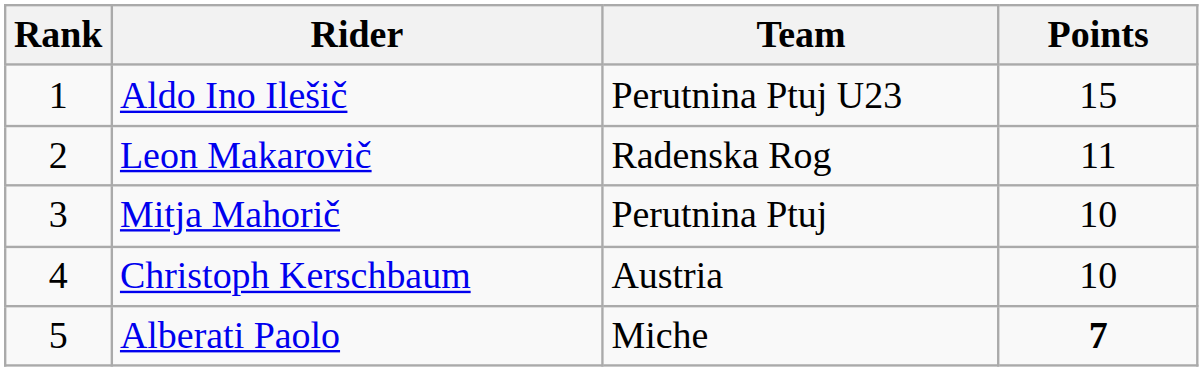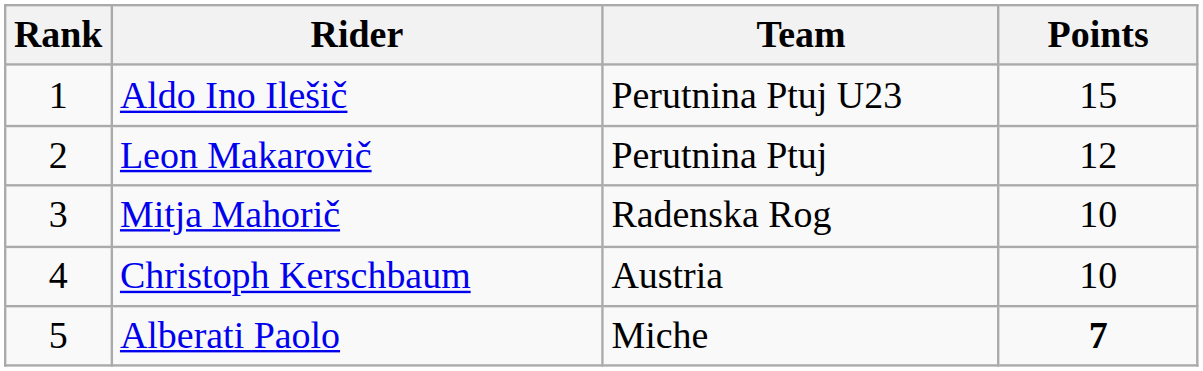(721, 154) Radenska Rog -> (719, 154) Perutnina Ptuj
(1098, 154) 11 -> (1098, 154) 12
(719, 214) Perutnina Ptuj -> (721, 214) Radenska Rog
